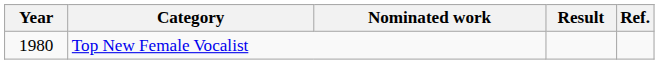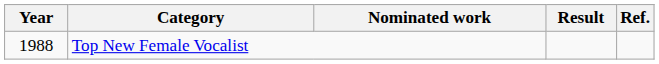(36, 45) 1980 -> (36, 45) 1988
